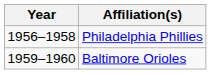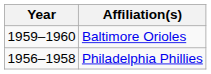rows swapped: (142, 36) <-> (134, 58)
